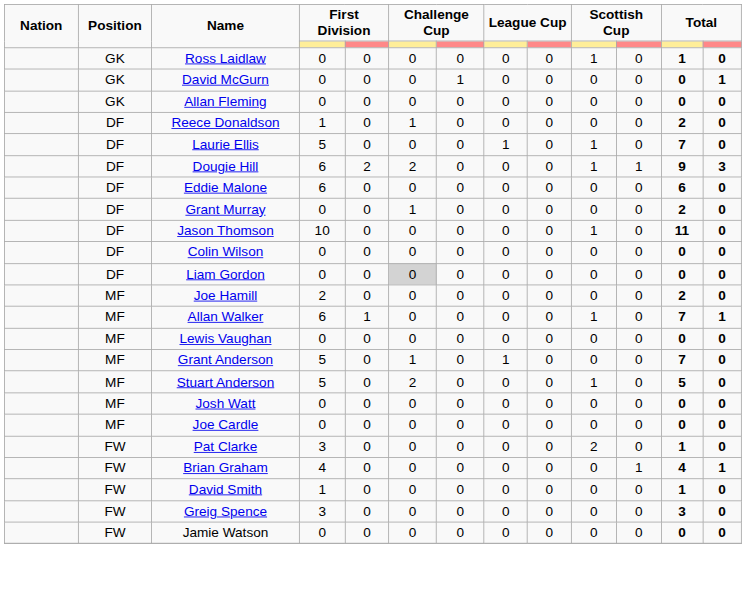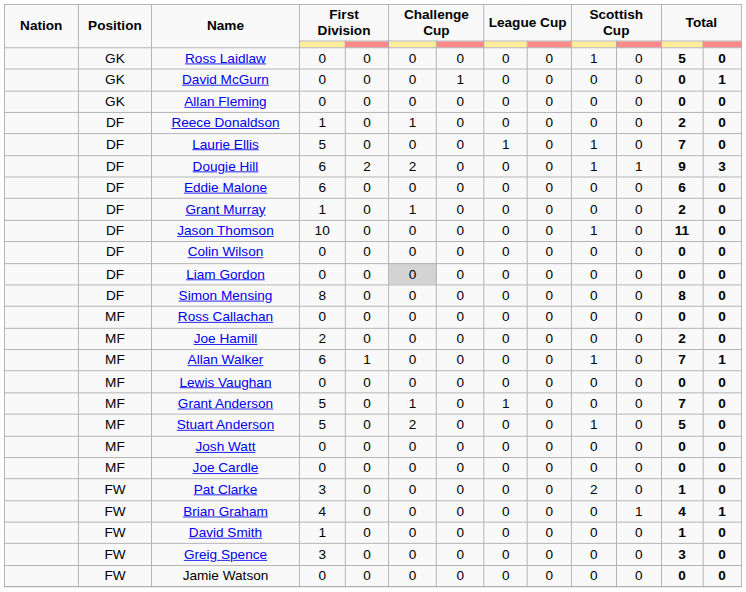(682, 58) 1 -> (682, 58) 5
(322, 209) 0 -> (322, 209) 1
+ row: (225, 295)
+ row: (225, 317)
